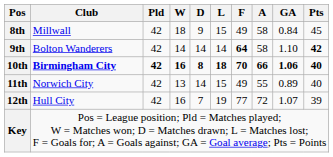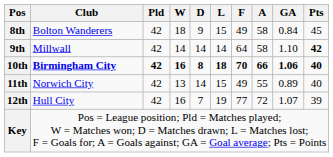(52, 30) Millwall -> (73, 30) Bolton Wanderers
(73, 48) Bolton Wanderers -> (52, 48) Millwall
(242, 48) bold -> (242, 48) normal
